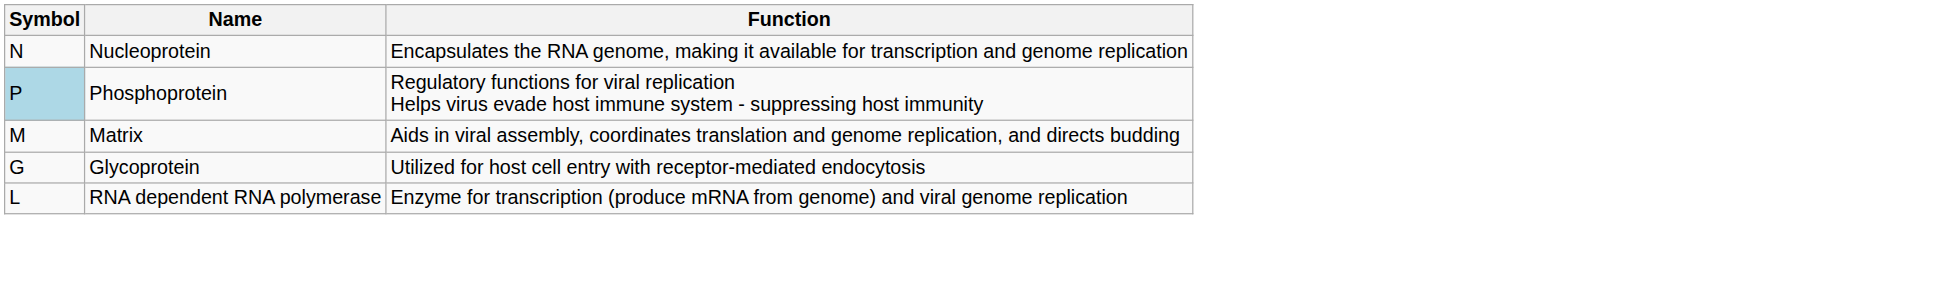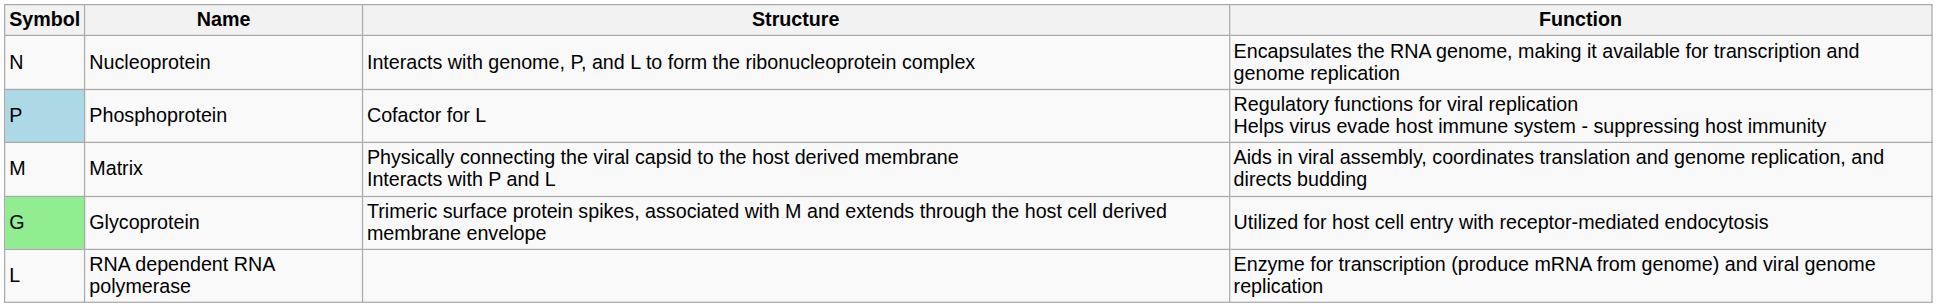+ column: (796, 20)
(17, 167) no background -> (17, 222) lightgreen background
